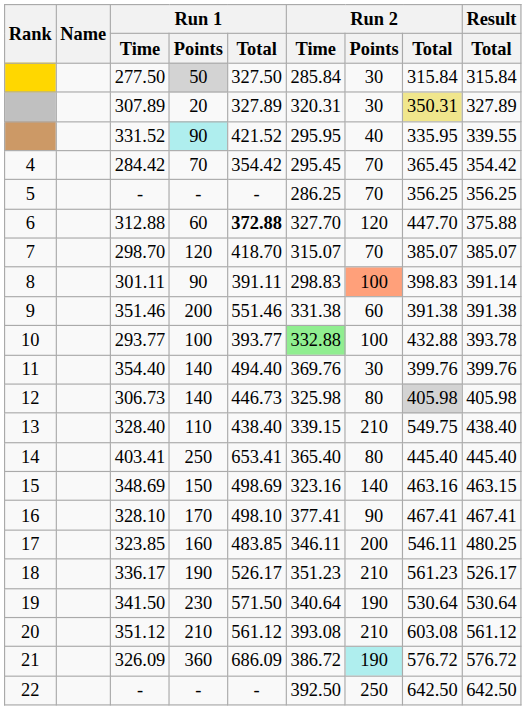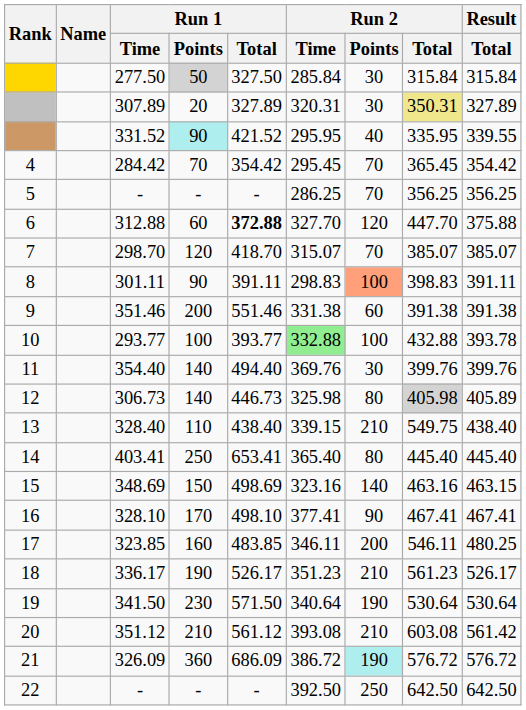(491, 281) 391.14 -> (491, 281) 391.11
(491, 398) 405.98 -> (491, 398) 405.89
(491, 631) 561.12 -> (491, 631) 561.42
